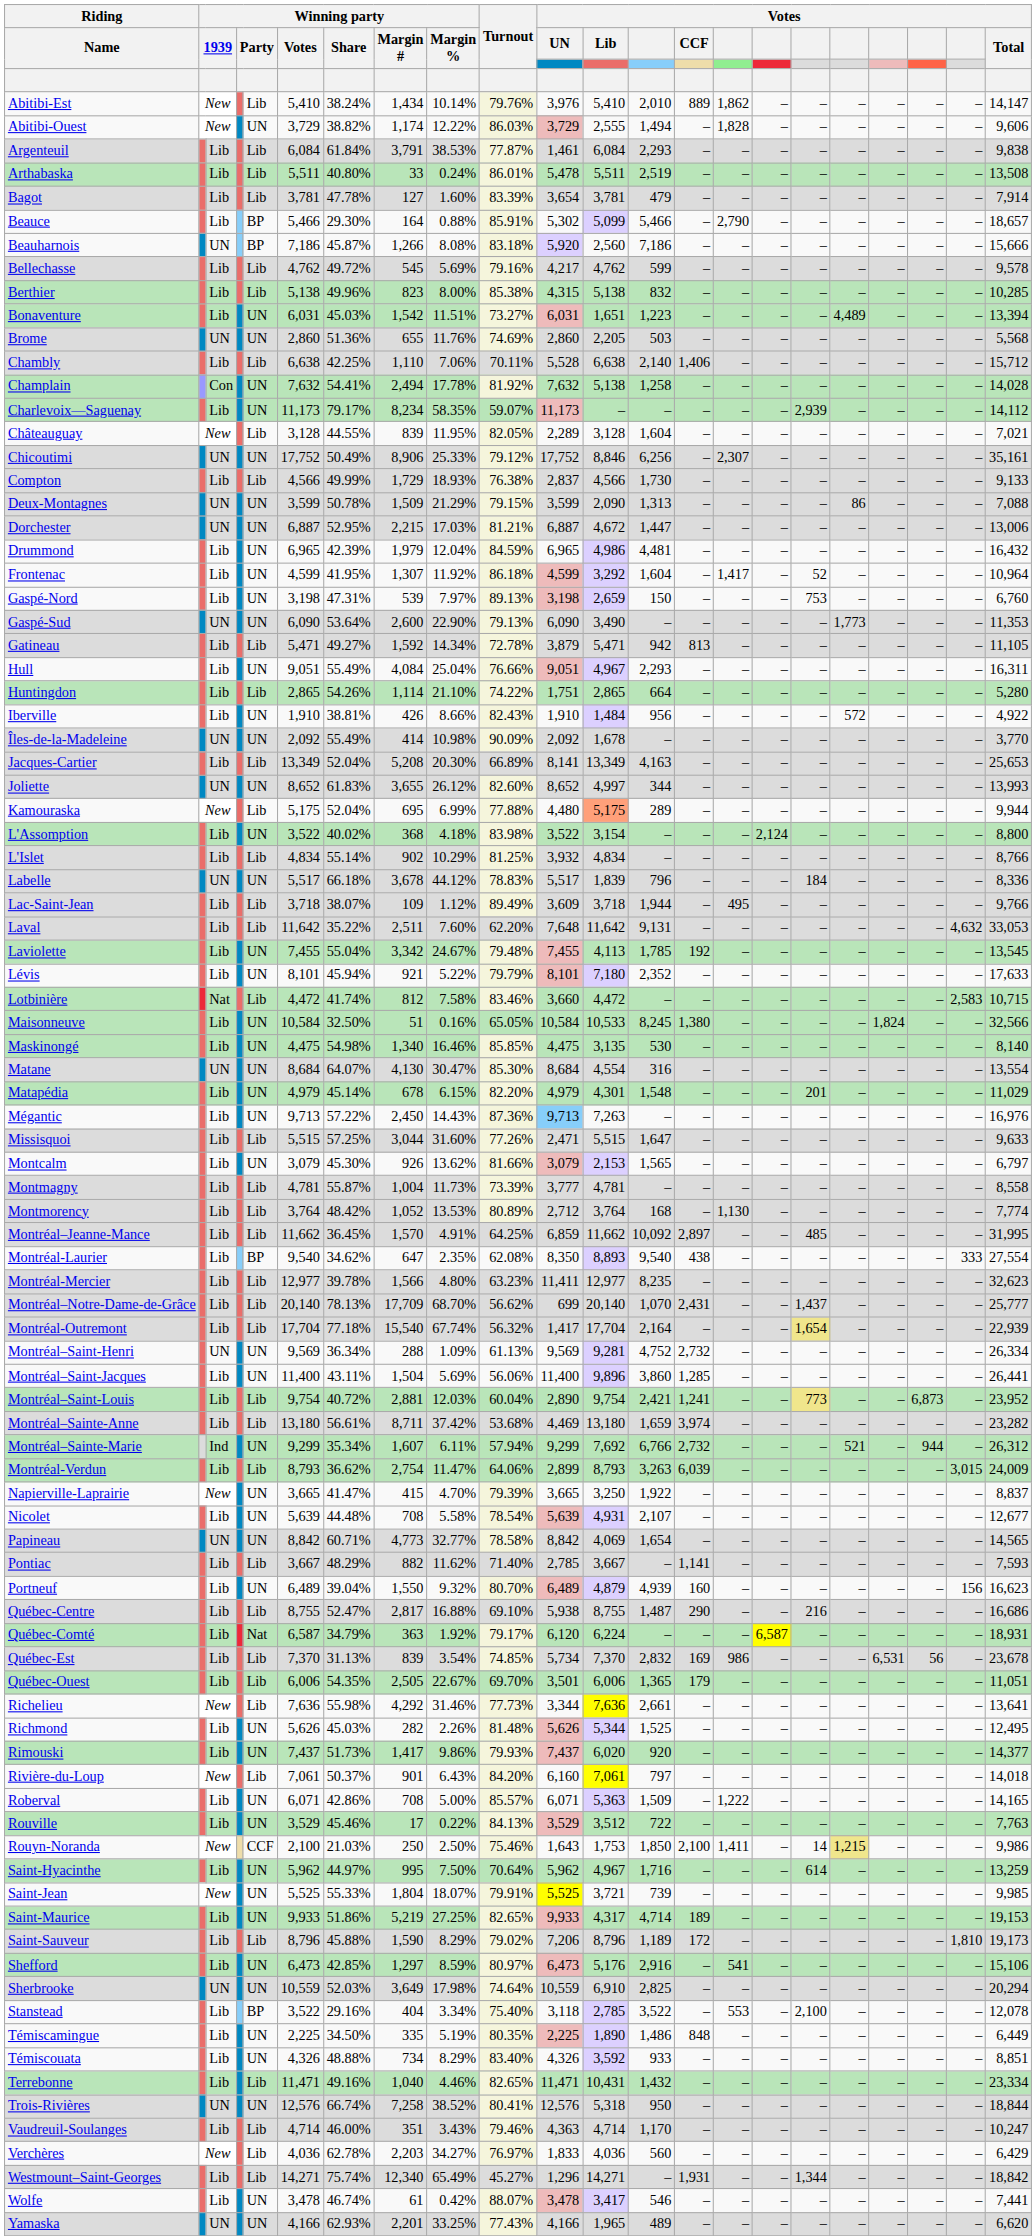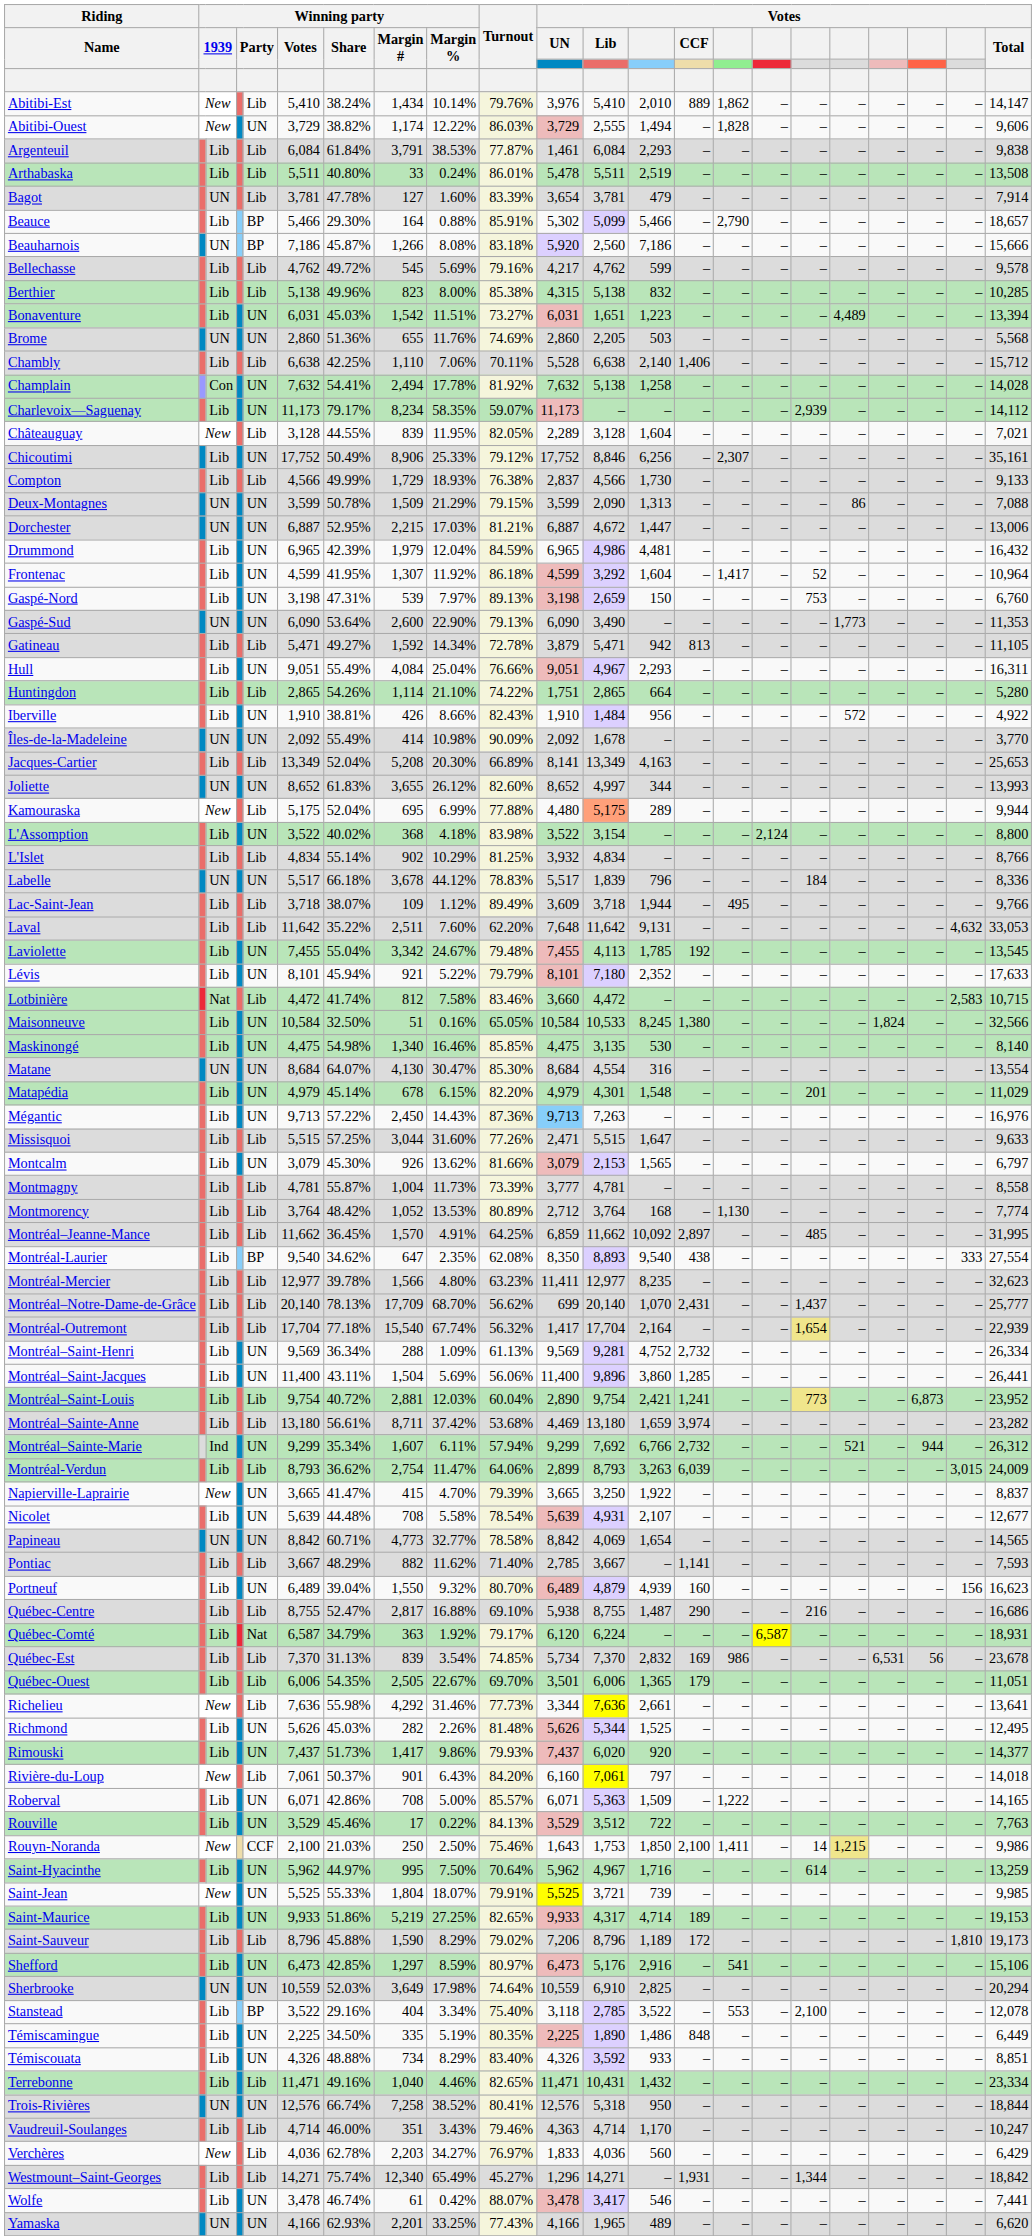(219, 197) Lib -> (220, 197) UN
(220, 456) UN -> (219, 456) Lib
(220, 1351) UN -> (219, 1351) Lib
